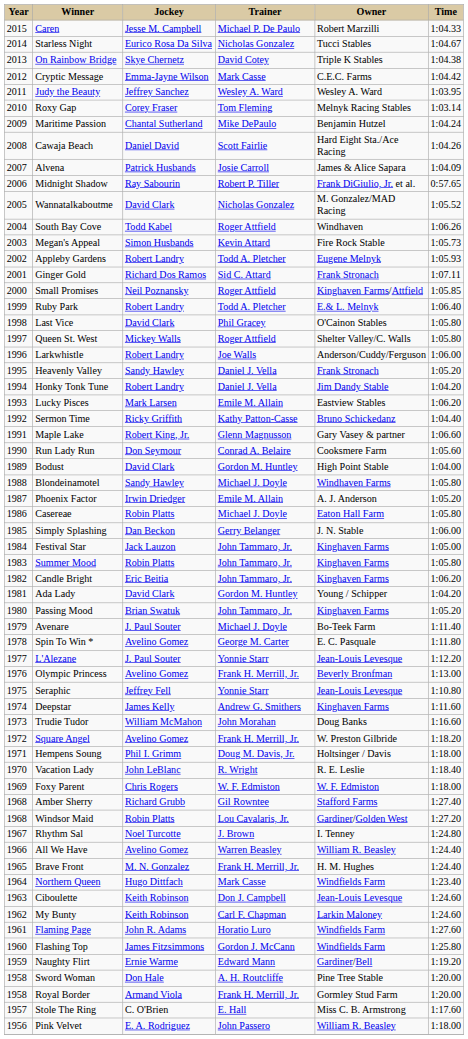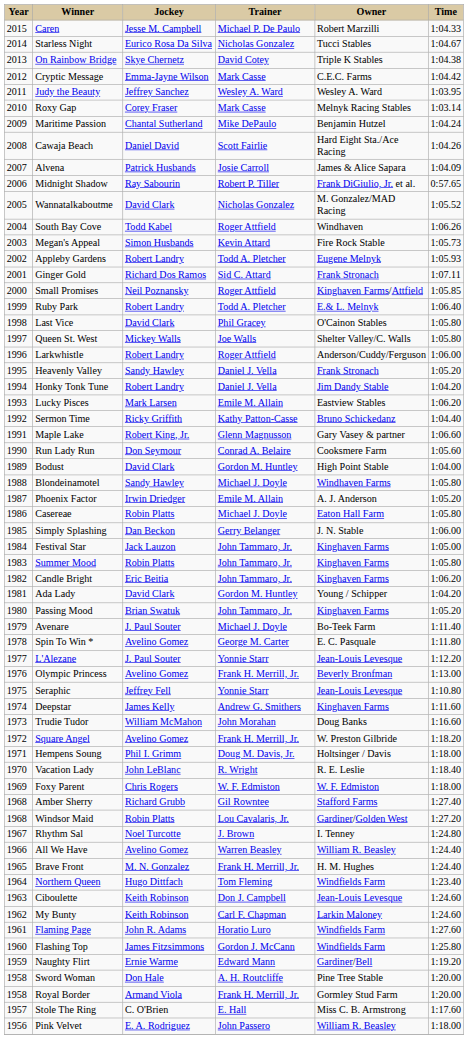(245, 108) Tom Fleming -> (242, 108) Mark Casse
(247, 338) Roger Attfield -> (237, 338) Joe Walls
(237, 354) Joe Walls -> (247, 354) Roger Attfield
(242, 882) Mark Casse -> (245, 882) Tom Fleming
